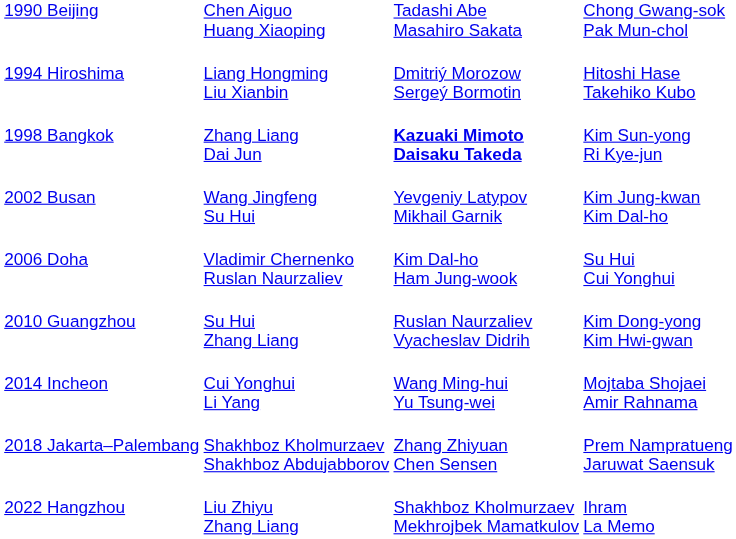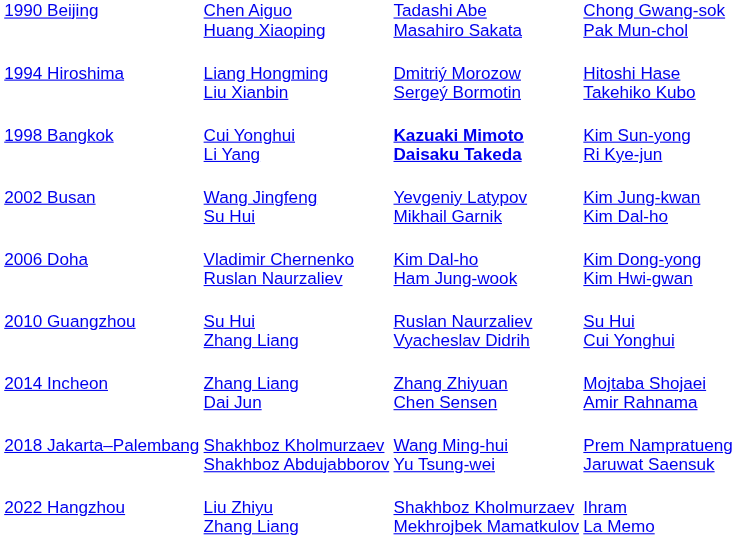(251, 144) Zhang Liang Dai Jun -> (249, 144) Cui Yonghui Li Yang
(629, 268) Su Hui Cui Yonghui -> (642, 268) Kim Dong-yong Kim Hwi-gwan
(642, 330) Kim Dong-yong Kim Hwi-gwan -> (629, 330) Su Hui Cui Yonghui
(249, 393) Cui Yonghui Li Yang -> (251, 393) Zhang Liang Dai Jun
(451, 393) Wang Ming-hui Yu Tsung-wei -> (451, 393) Zhang Zhiyuan Chen Sensen
(451, 455) Zhang Zhiyuan Chen Sensen -> (451, 455) Wang Ming-hui Yu Tsung-wei
